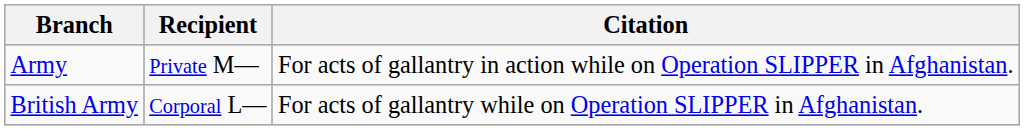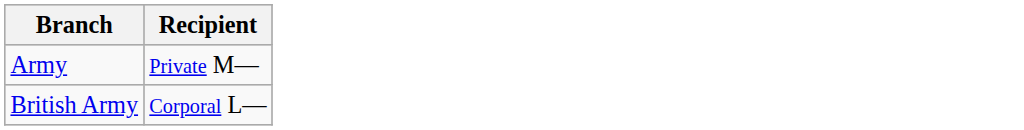- column: (646, 24)
